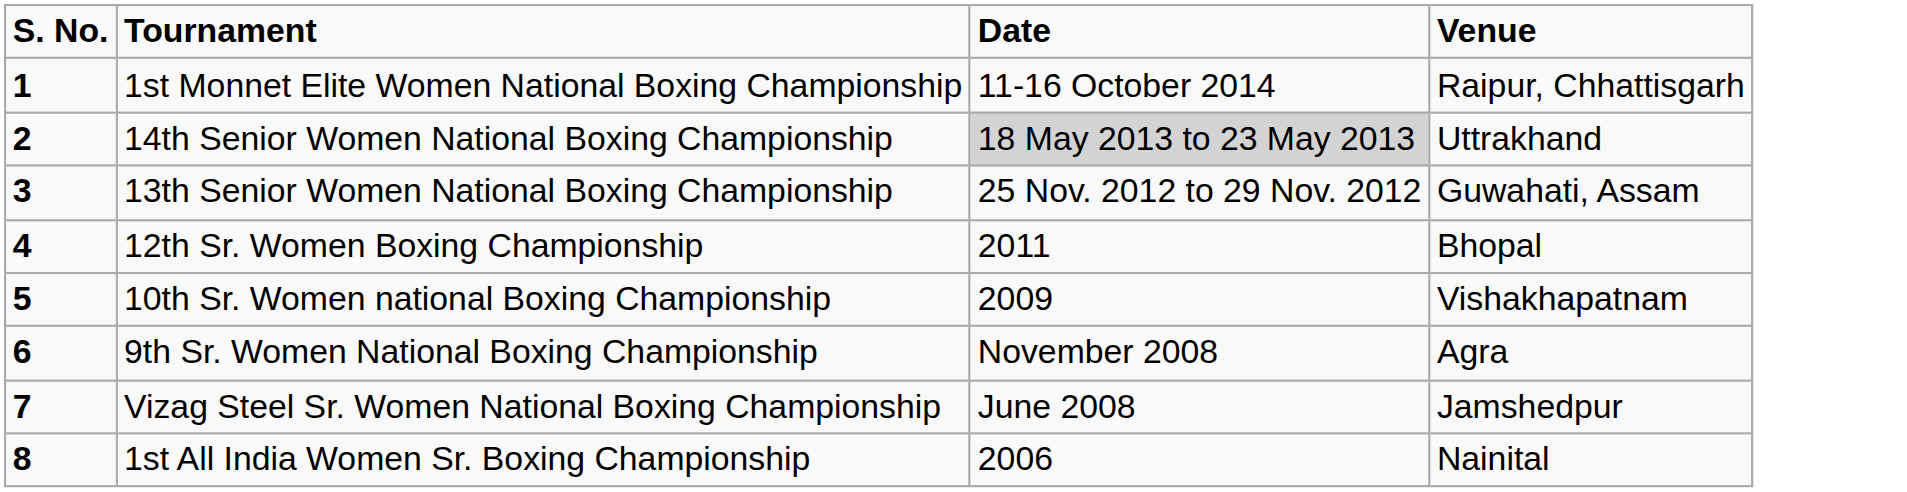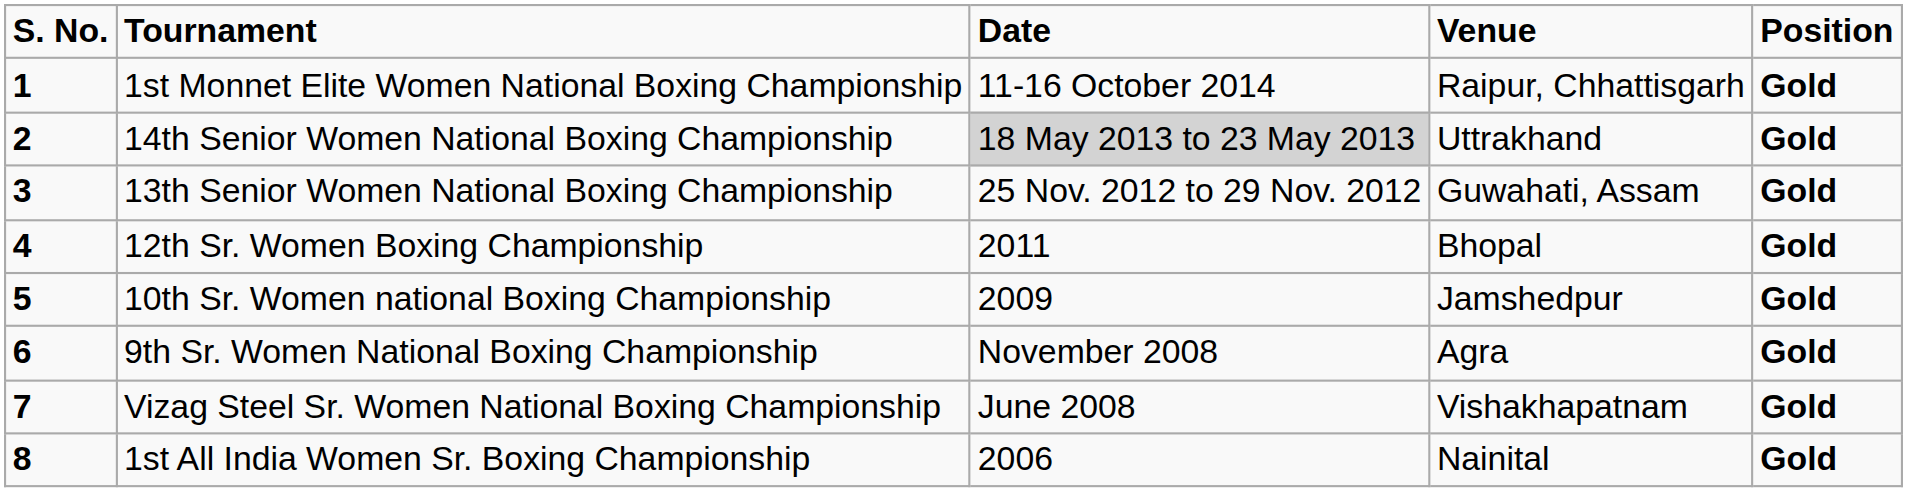+ column: (1827, 31)
(1562, 298) Vishakhapatnam -> (1530, 298) Jamshedpur
(1530, 406) Jamshedpur -> (1562, 406) Vishakhapatnam
